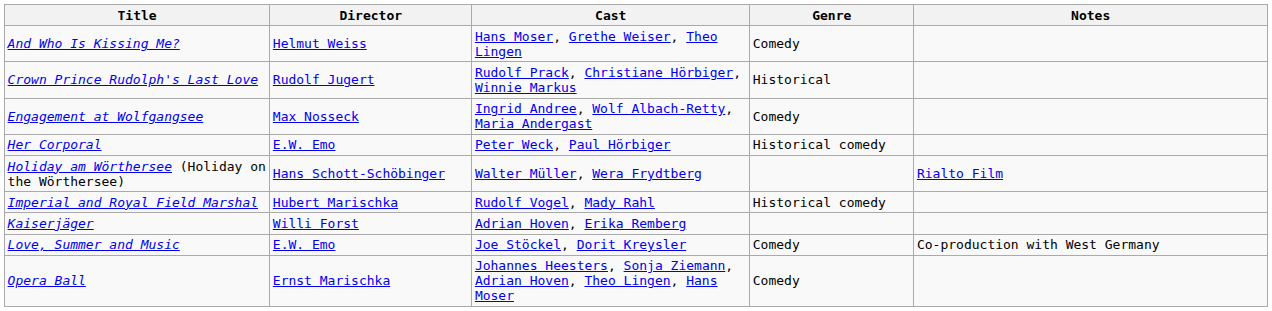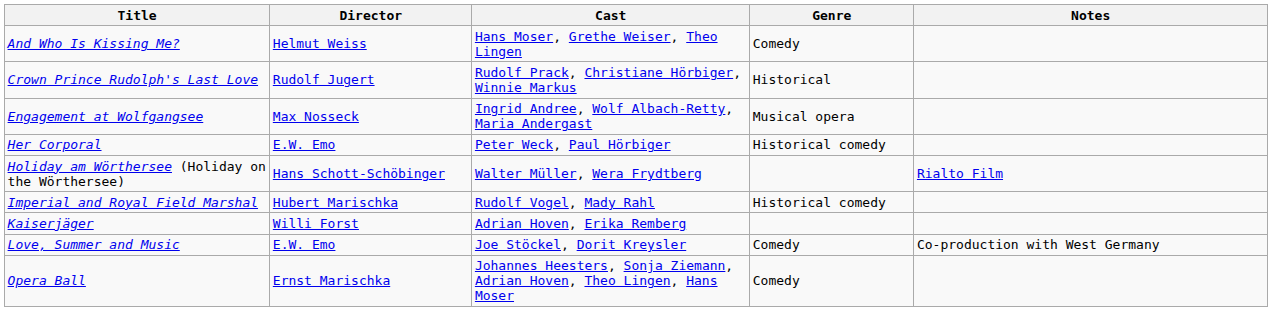(776, 116) Comedy -> (804, 116) Musical opera
